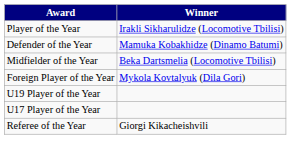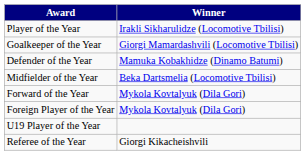+ row: (54, 45)
+ row: (48, 93)
- row: (53, 110)
